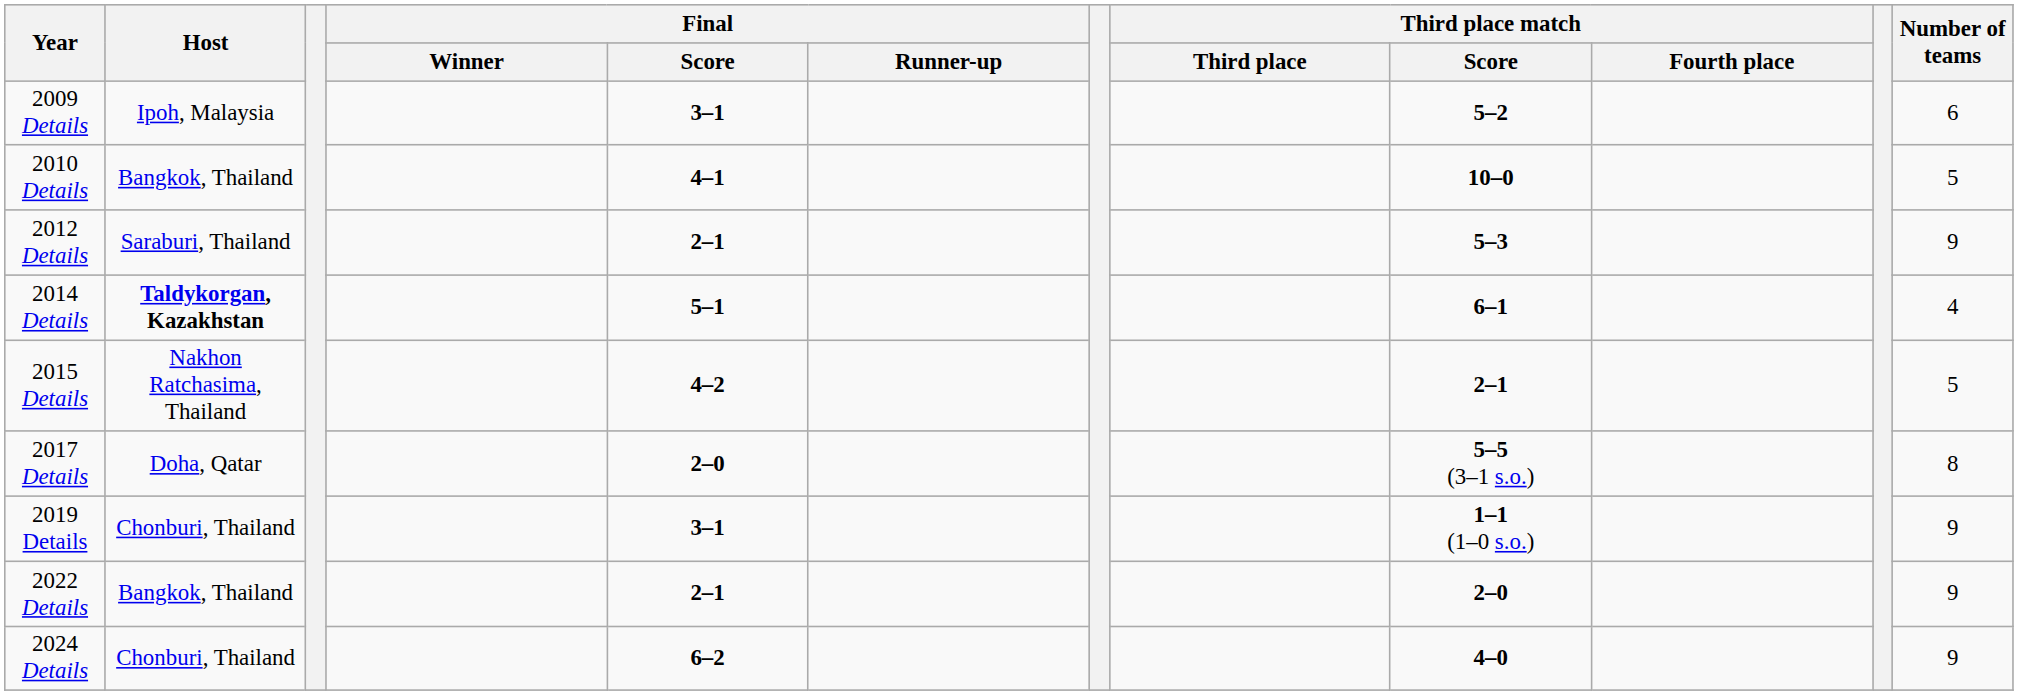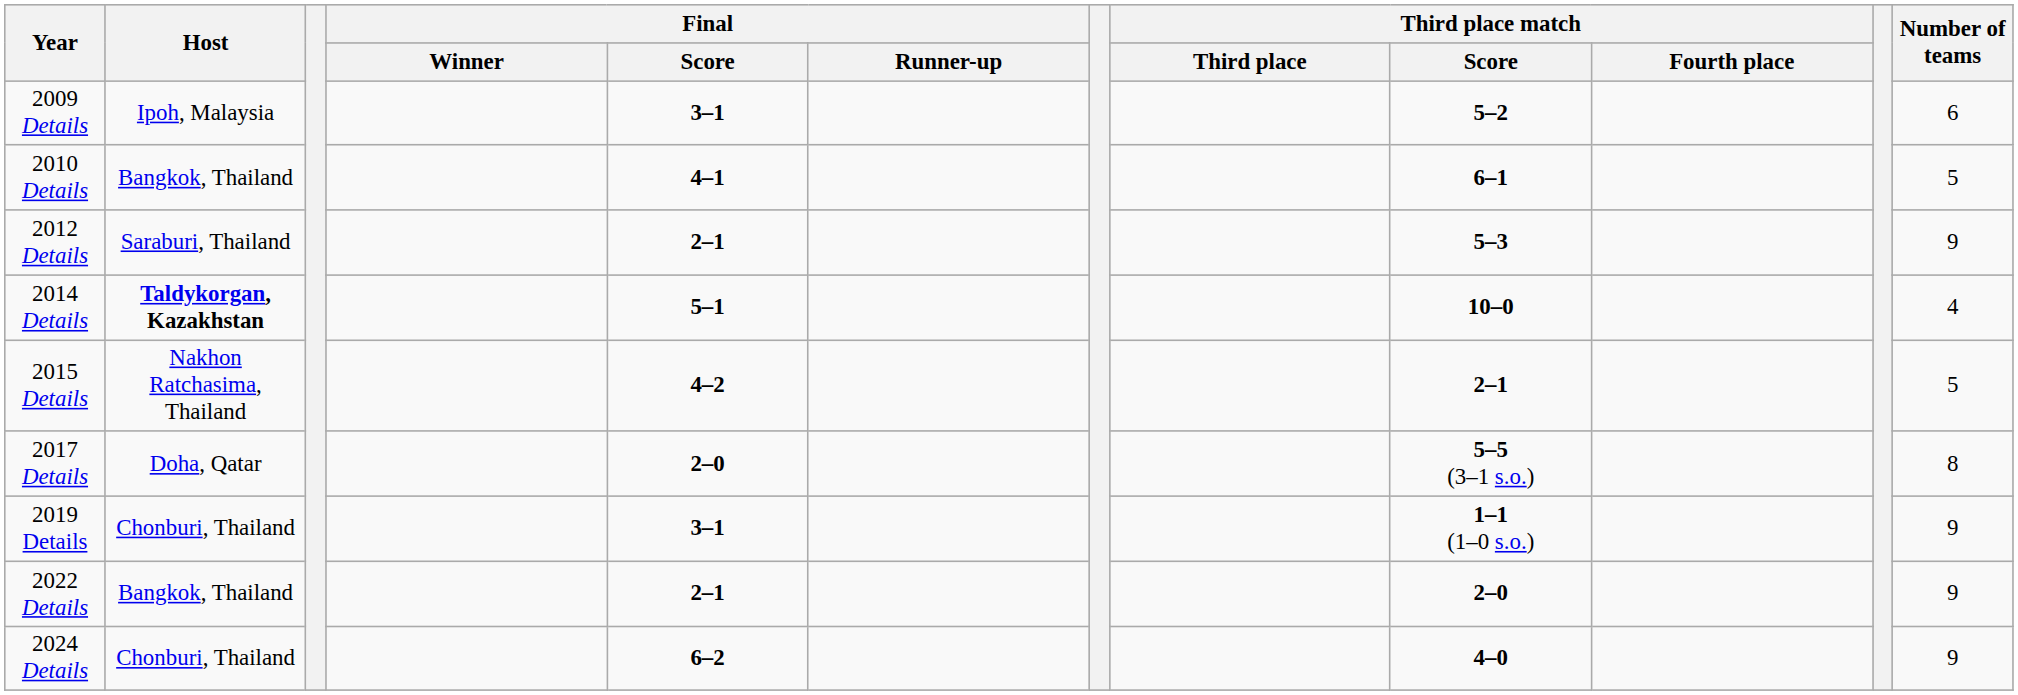(1491, 177) 10–0 -> (1491, 177) 6–1
(1491, 307) 6–1 -> (1491, 307) 10–0
